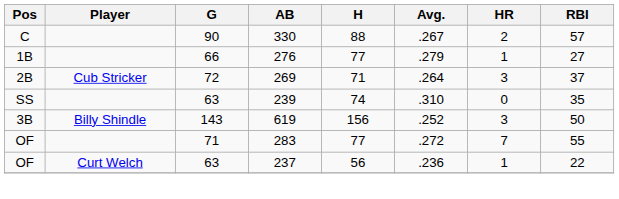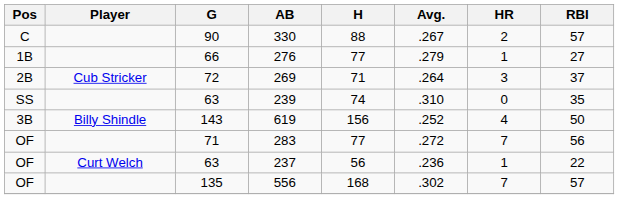(504, 120) 3 -> (504, 120) 4
(577, 141) 55 -> (577, 141) 56
+ row: (285, 183)
